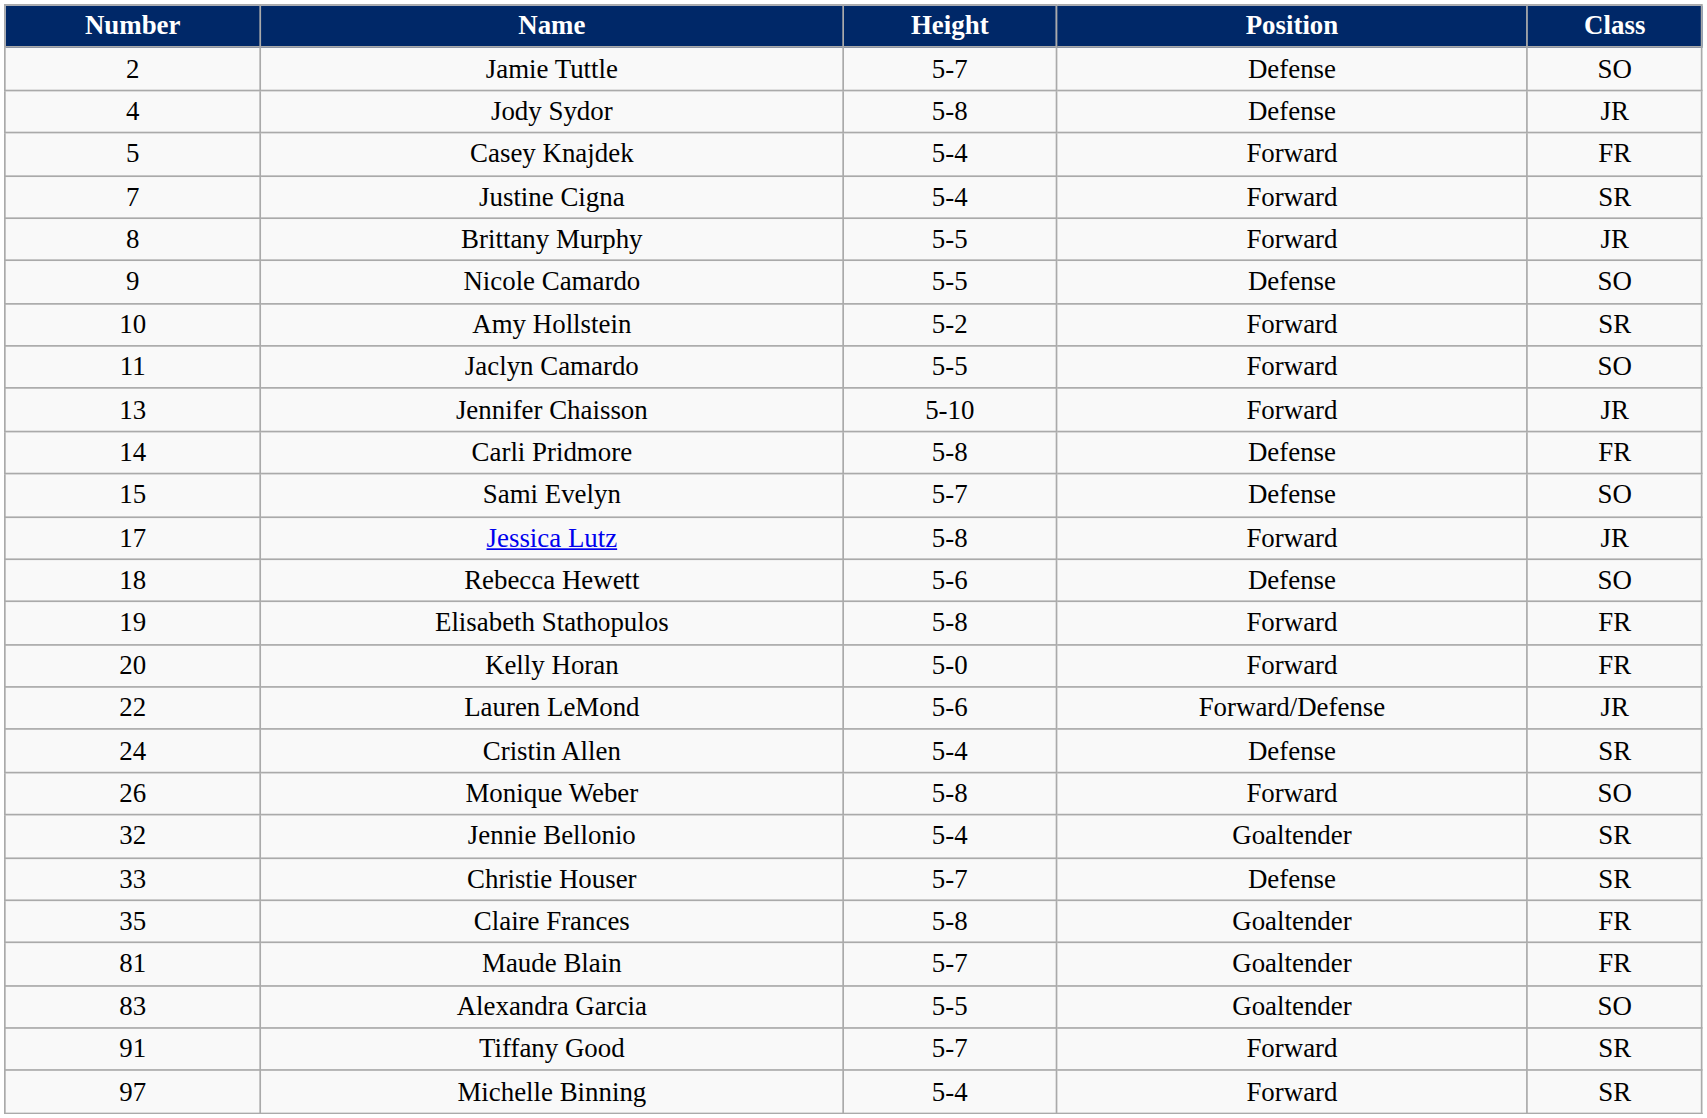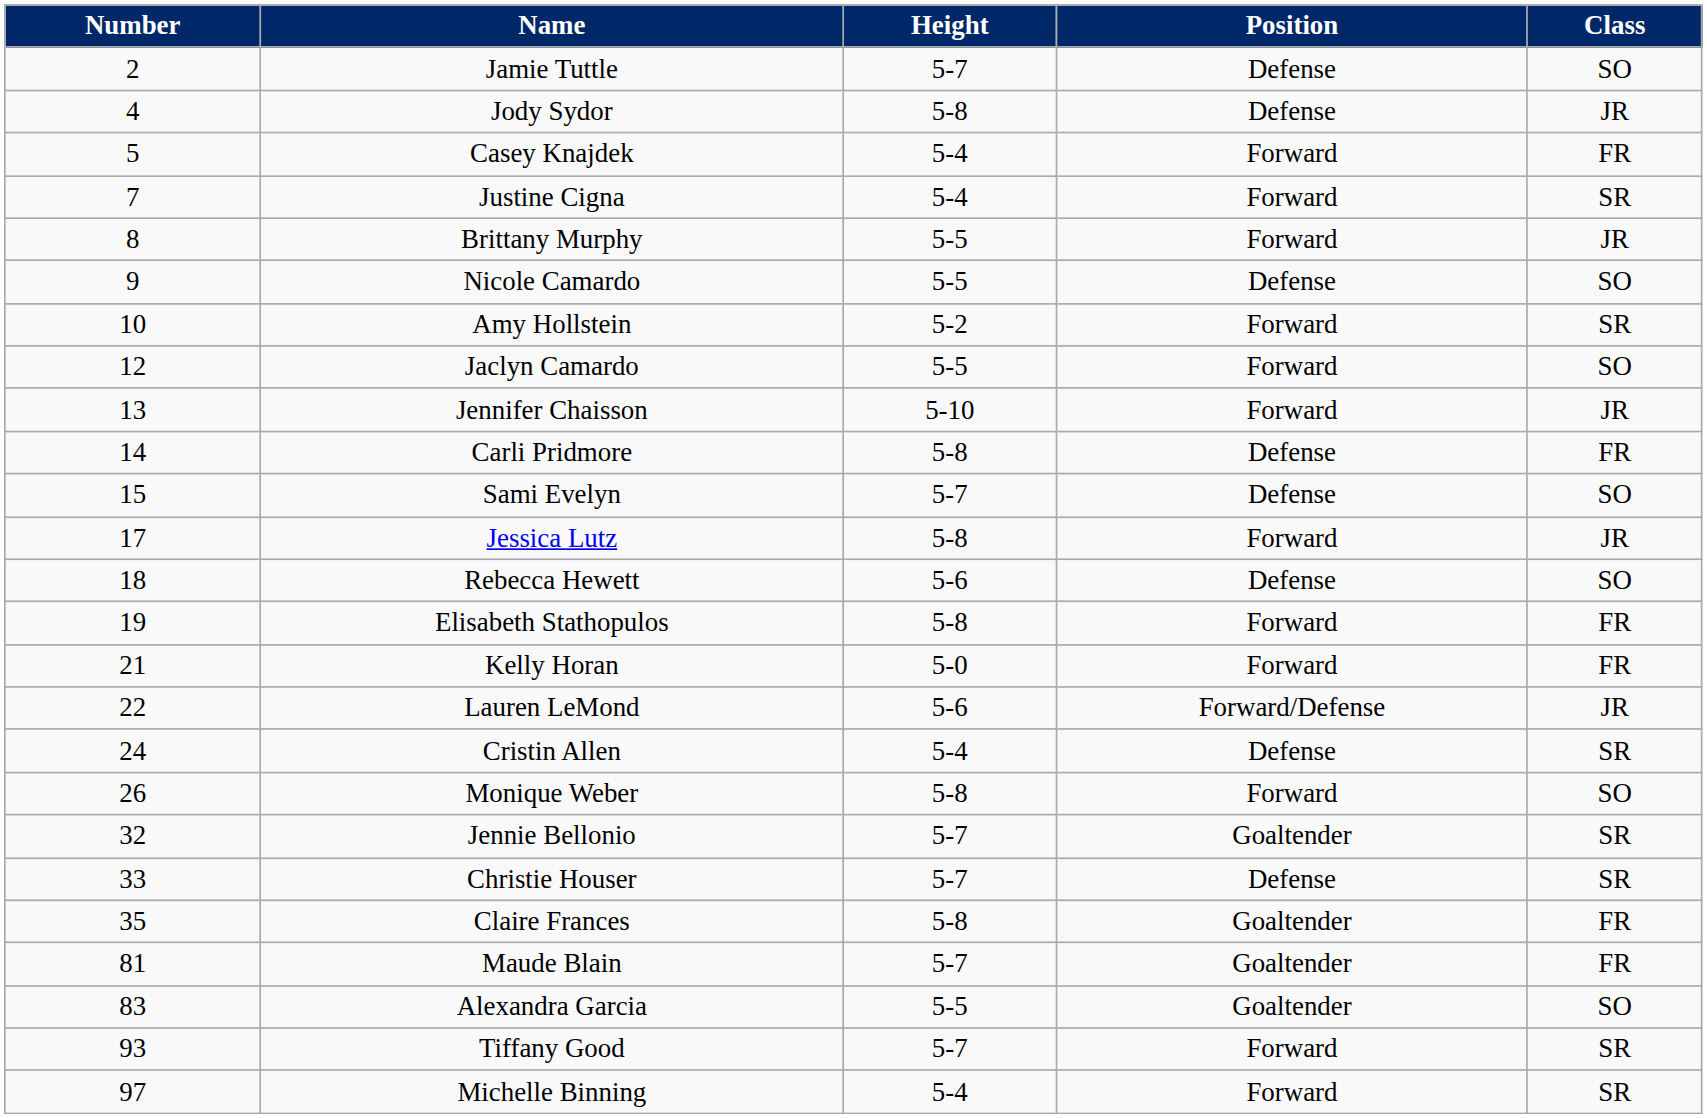(133, 366) 11 -> (133, 366) 12
(133, 665) 20 -> (133, 665) 21
(950, 835) 5-4 -> (950, 835) 5-7
(133, 1048) 91 -> (133, 1048) 93
